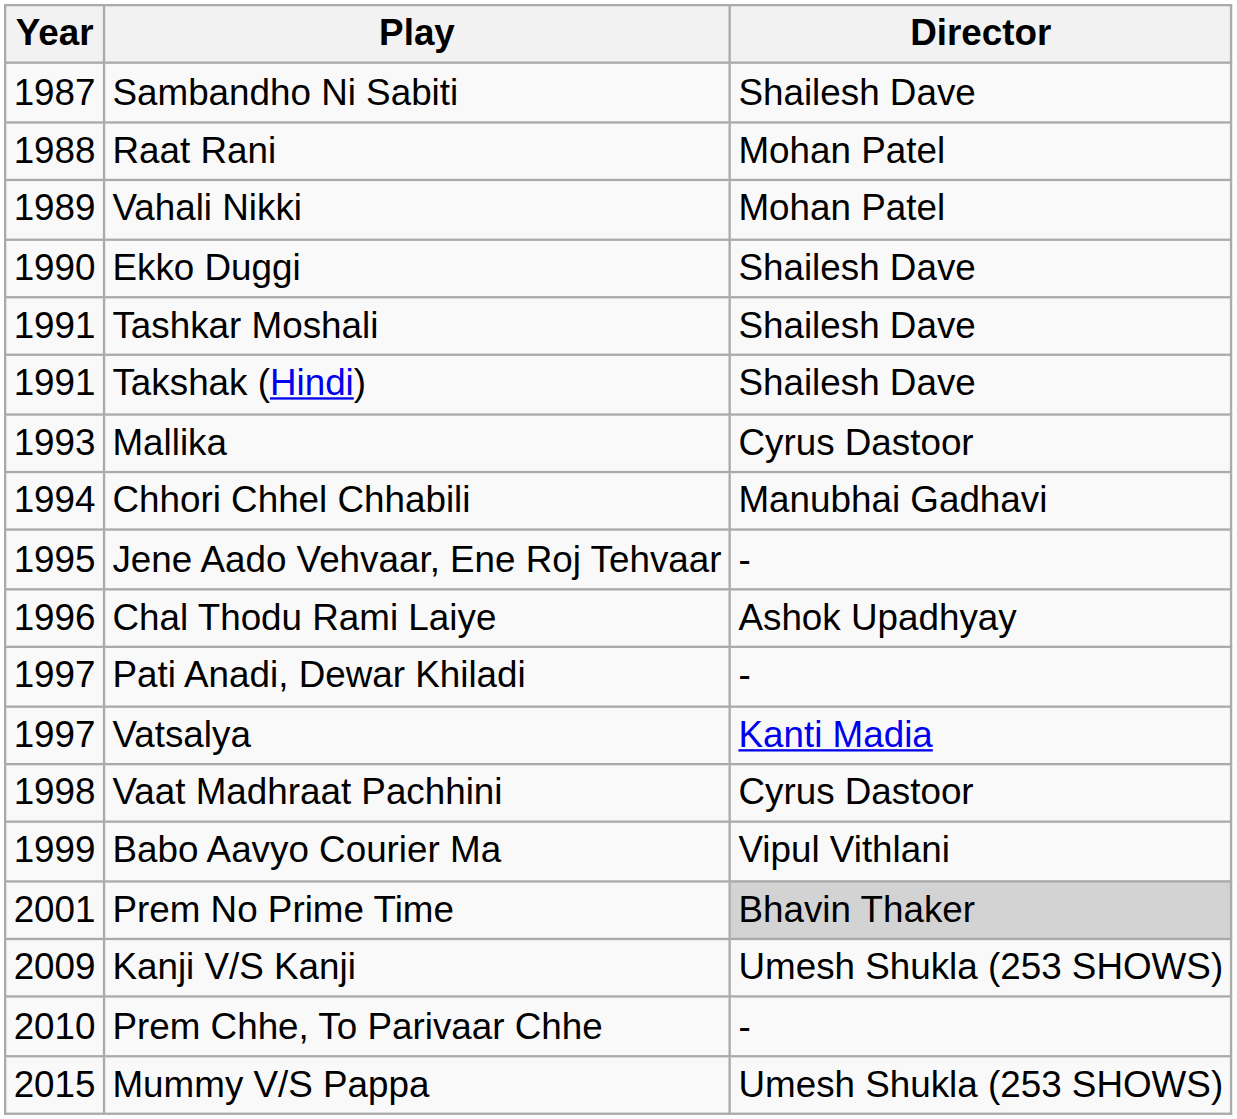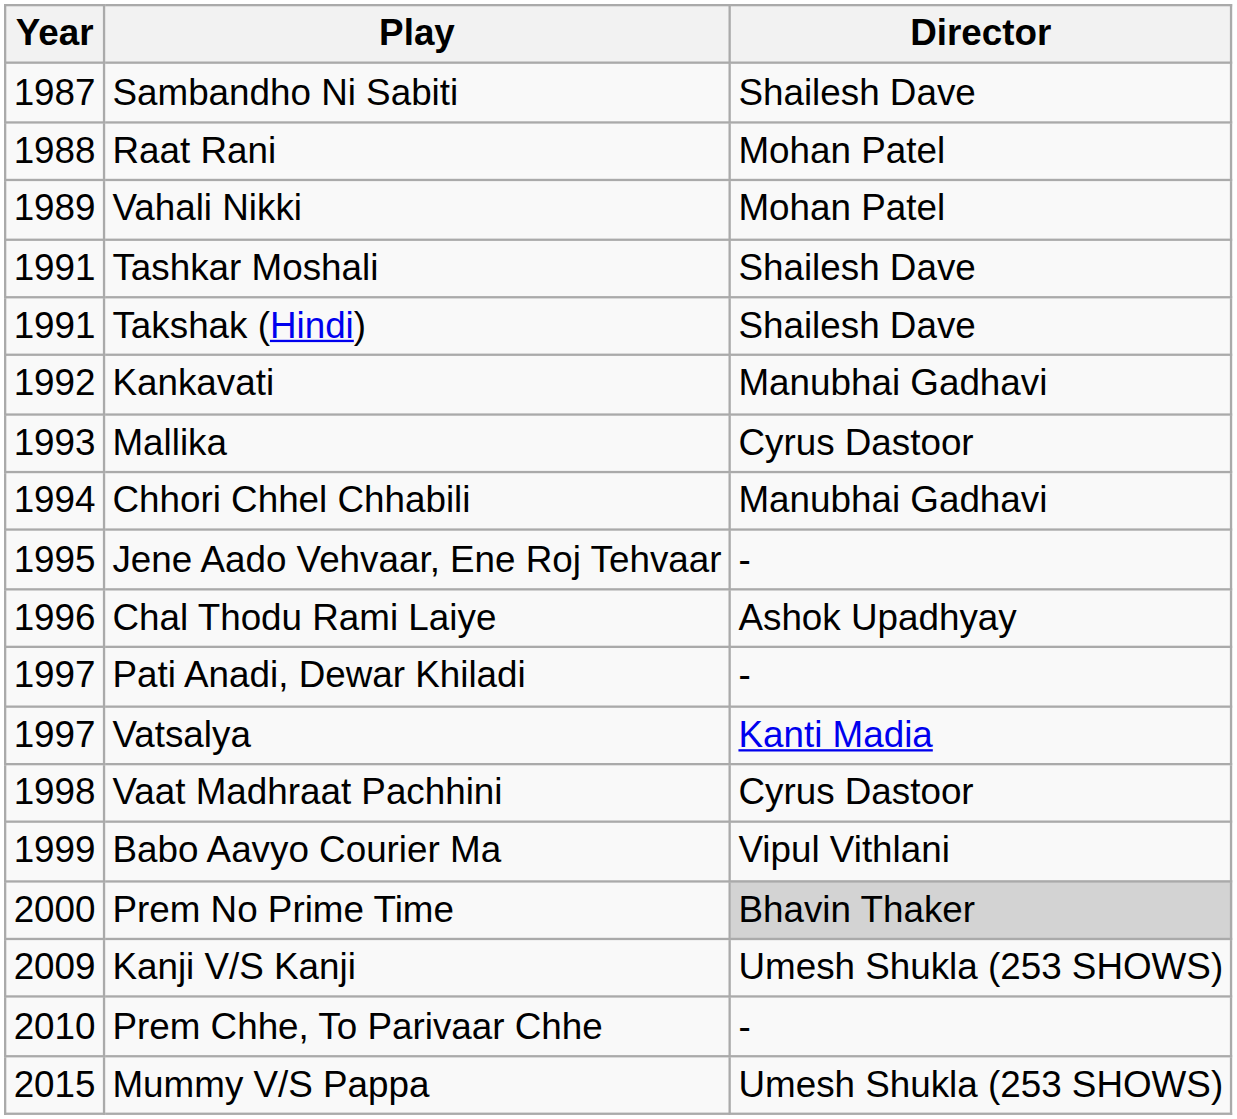- row: (207, 267)
+ row: (193, 383)
(55, 909) 2001 -> (55, 909) 2000
